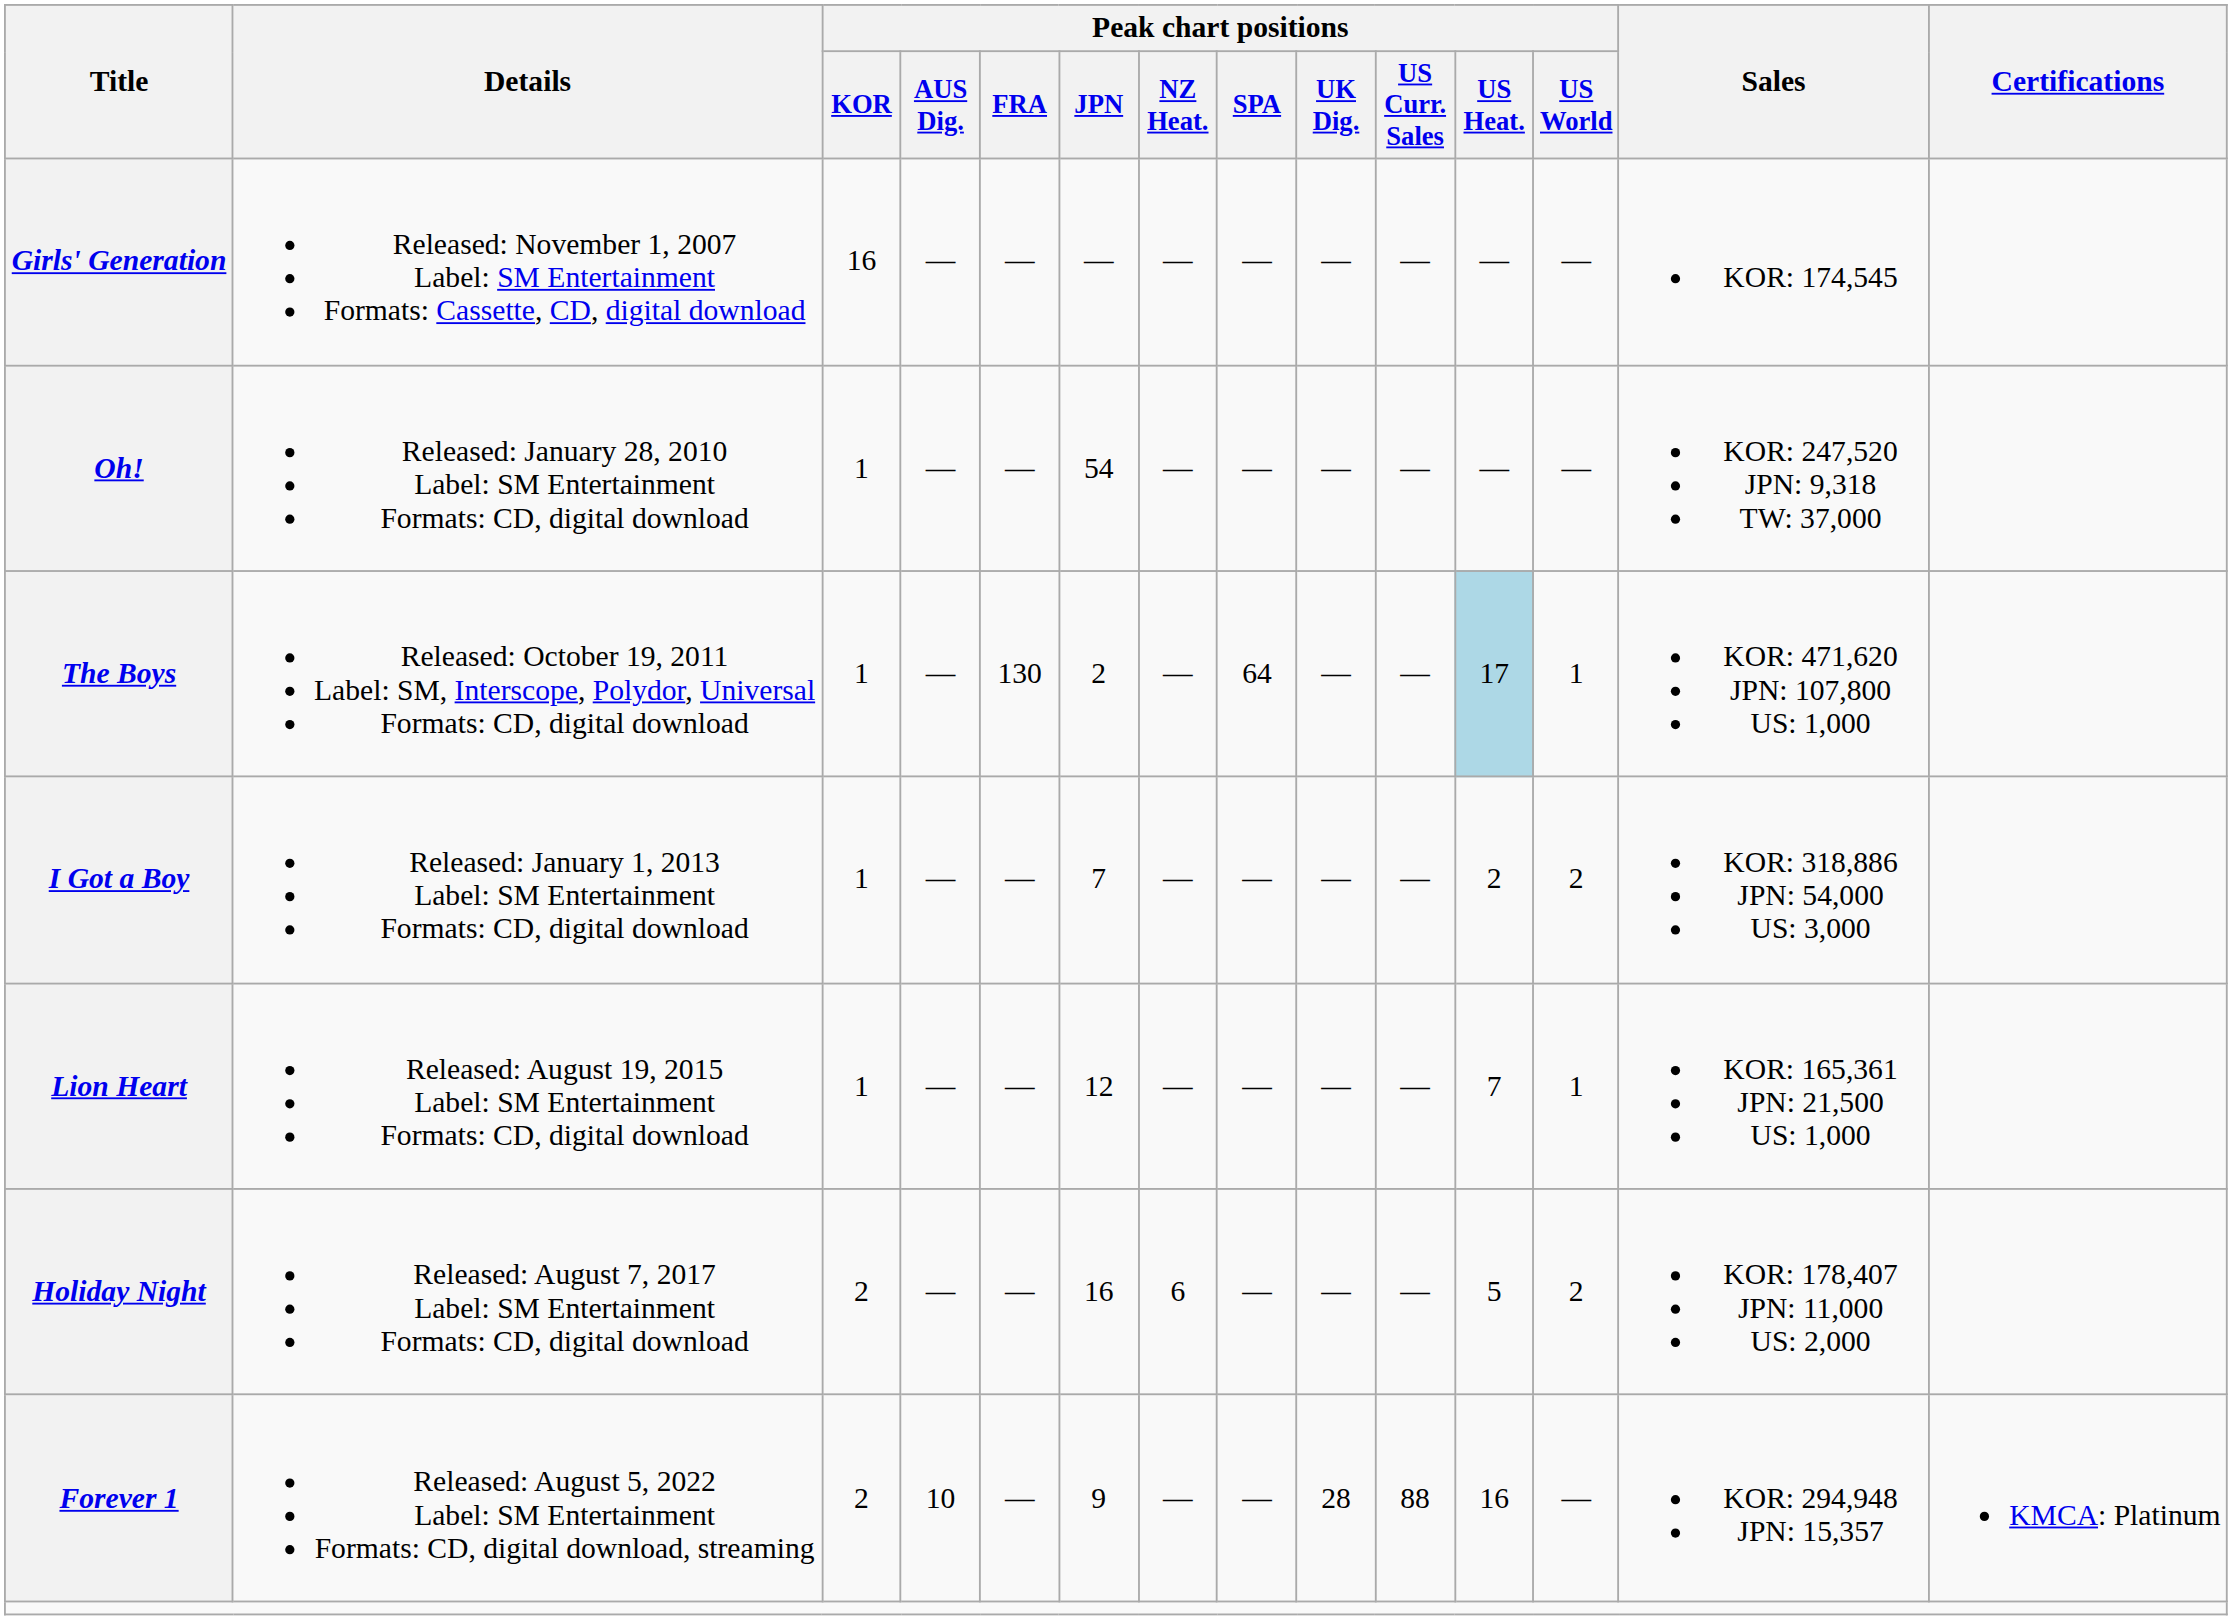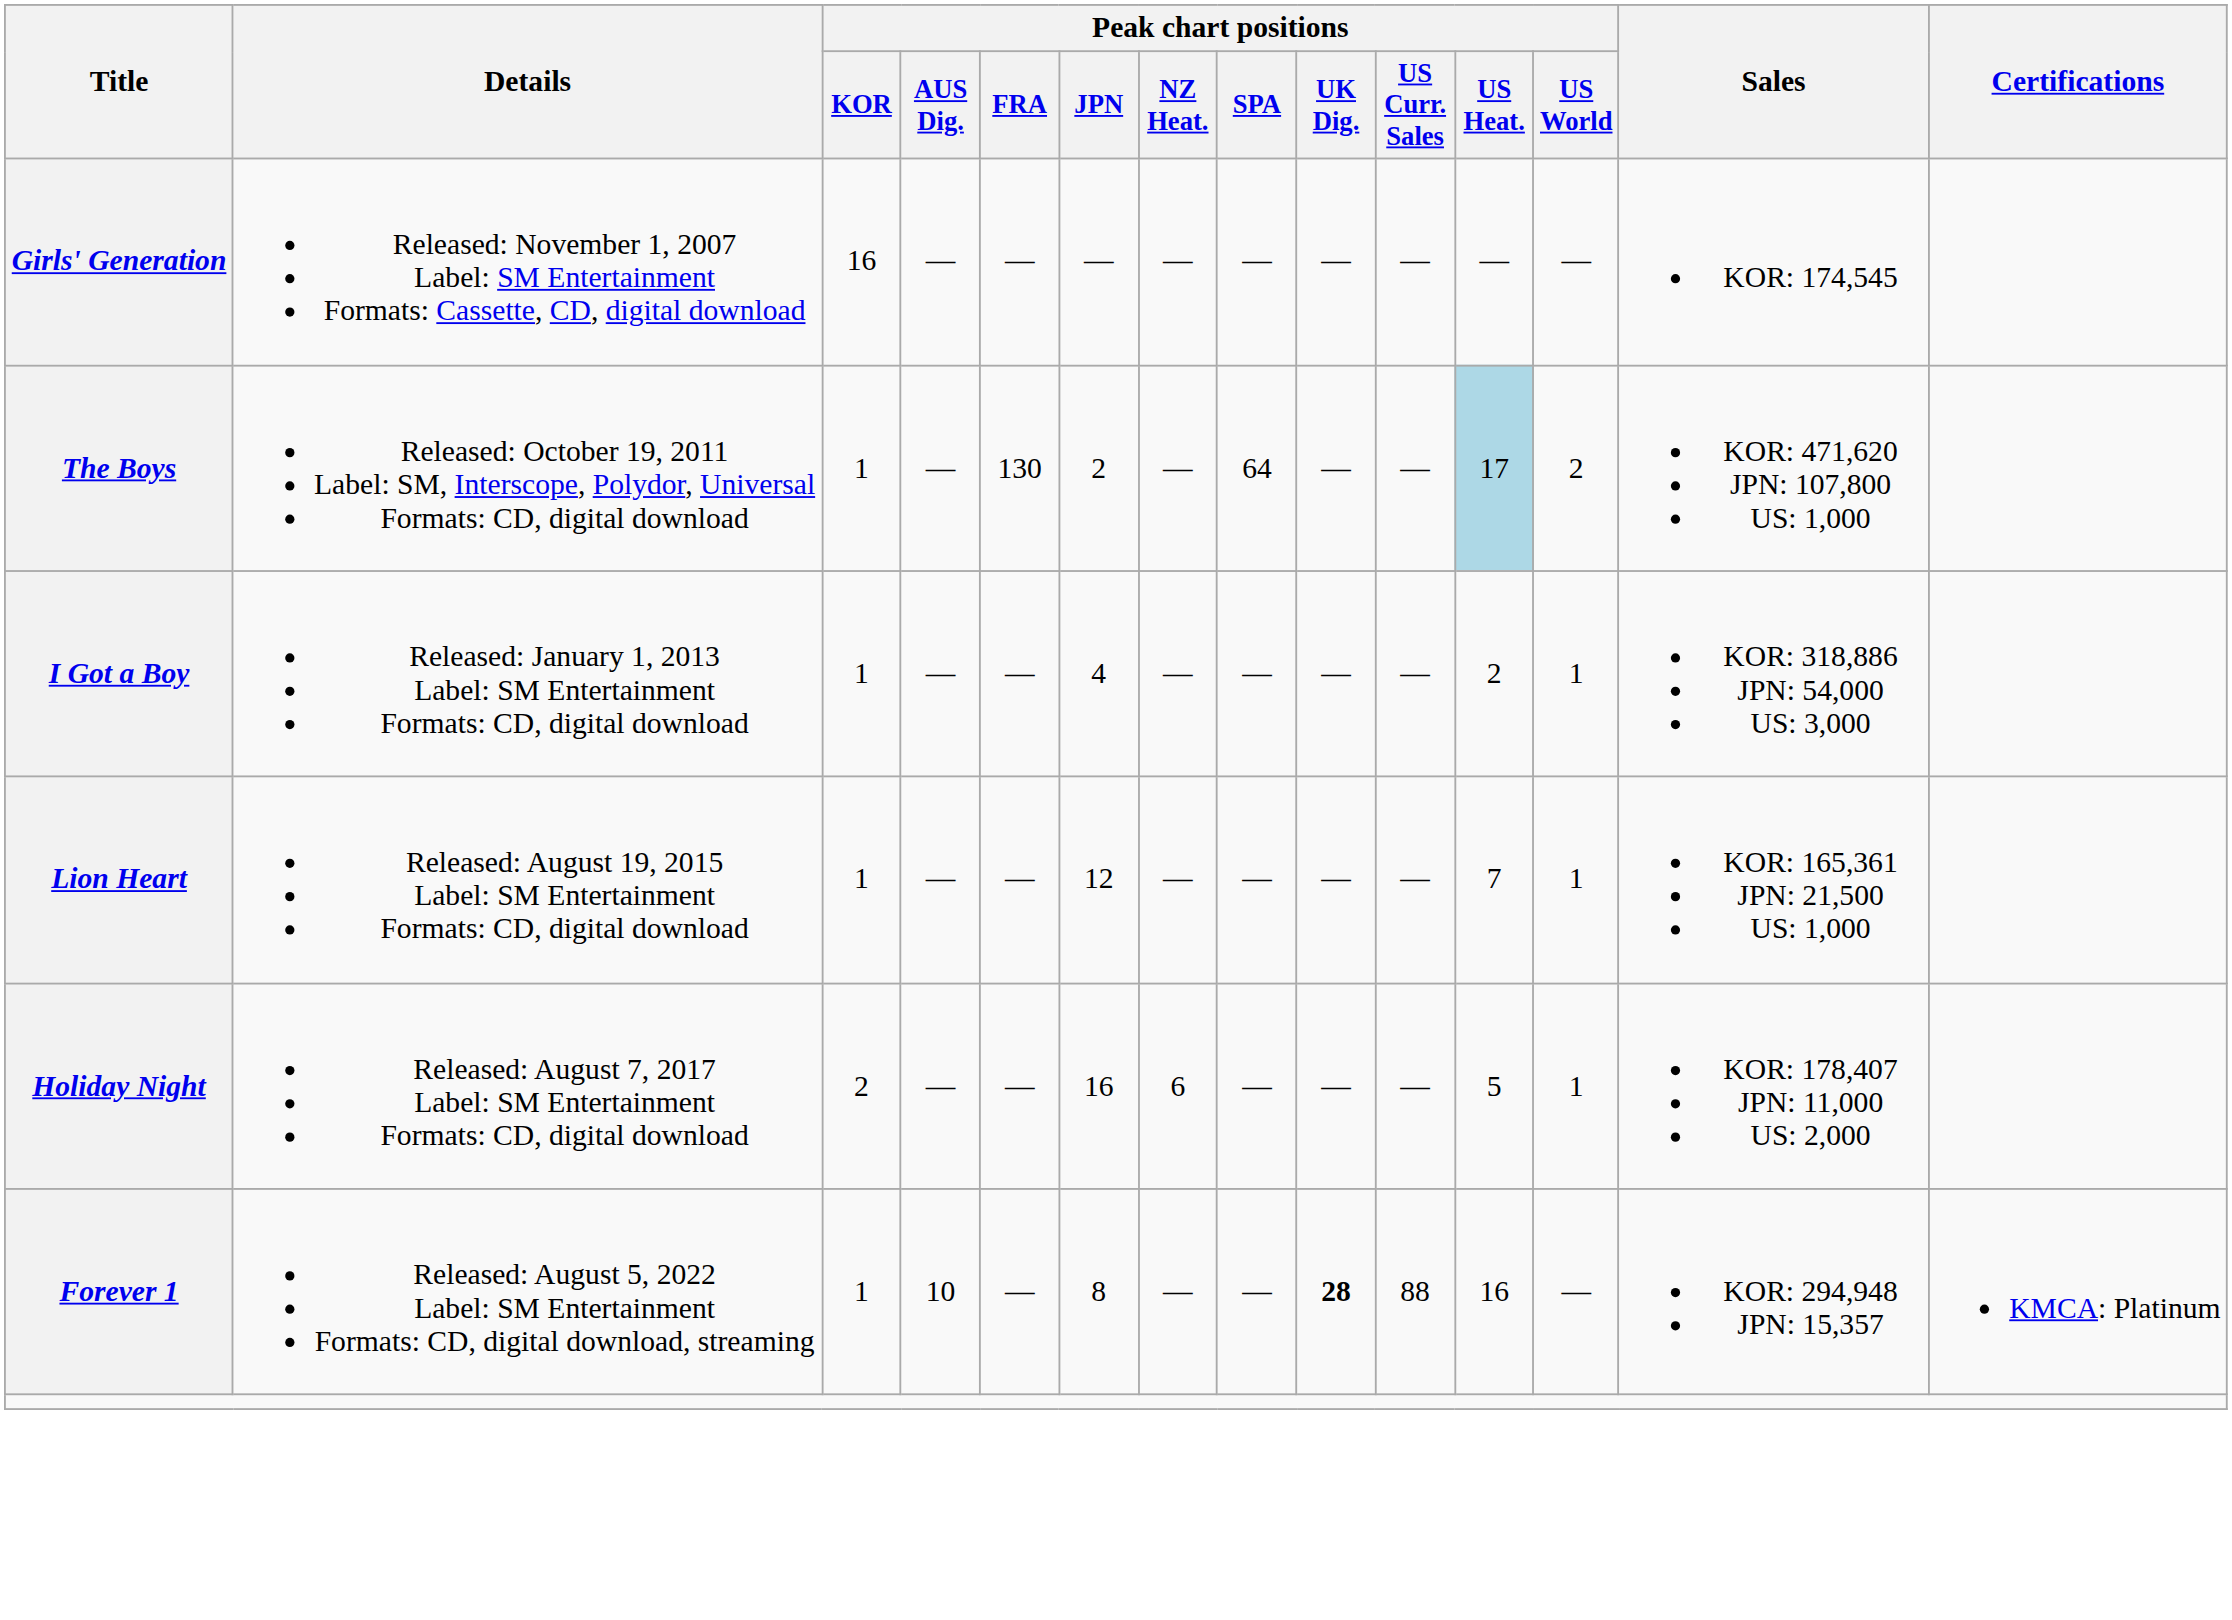- row: (119, 467)
(1576, 673) 1 -> (1576, 467) 2
(1099, 879) 7 -> (1099, 673) 4
(1576, 879) 2 -> (1576, 673) 1
(1576, 1291) 2 -> (1576, 1085) 1
(862, 1497) 2 -> (862, 1291) 1
(1099, 1497) 9 -> (1099, 1291) 8
(1336, 1497) normal -> (1336, 1291) bold
